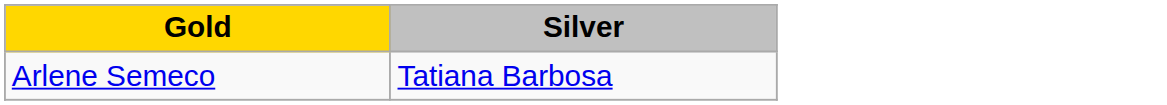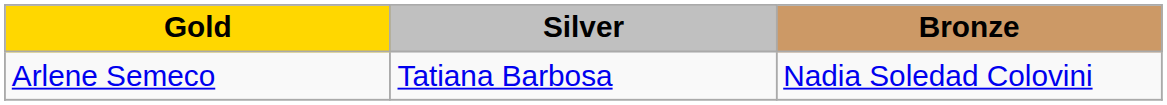+ column: (969, 28)
